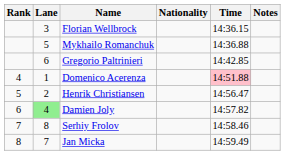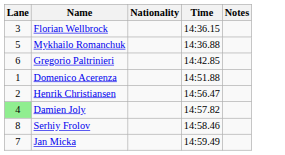- column: (19, 12)
(231, 77) pink background -> (202, 77) no background
